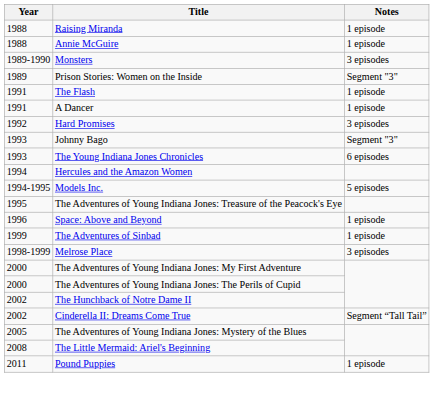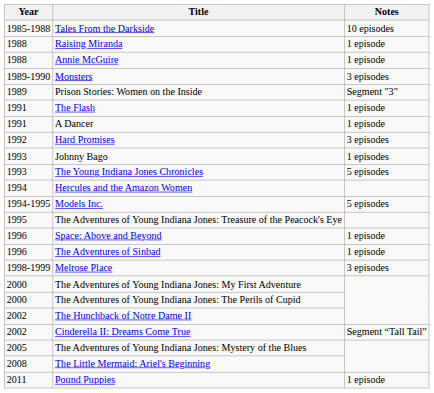+ row: (105, 28)
(372, 140) Segment "3" -> (368, 156) 1 episodes
(368, 156) 6 episodes -> (368, 172) 5 episodes
(17, 236) 1999 -> (17, 252) 1996
